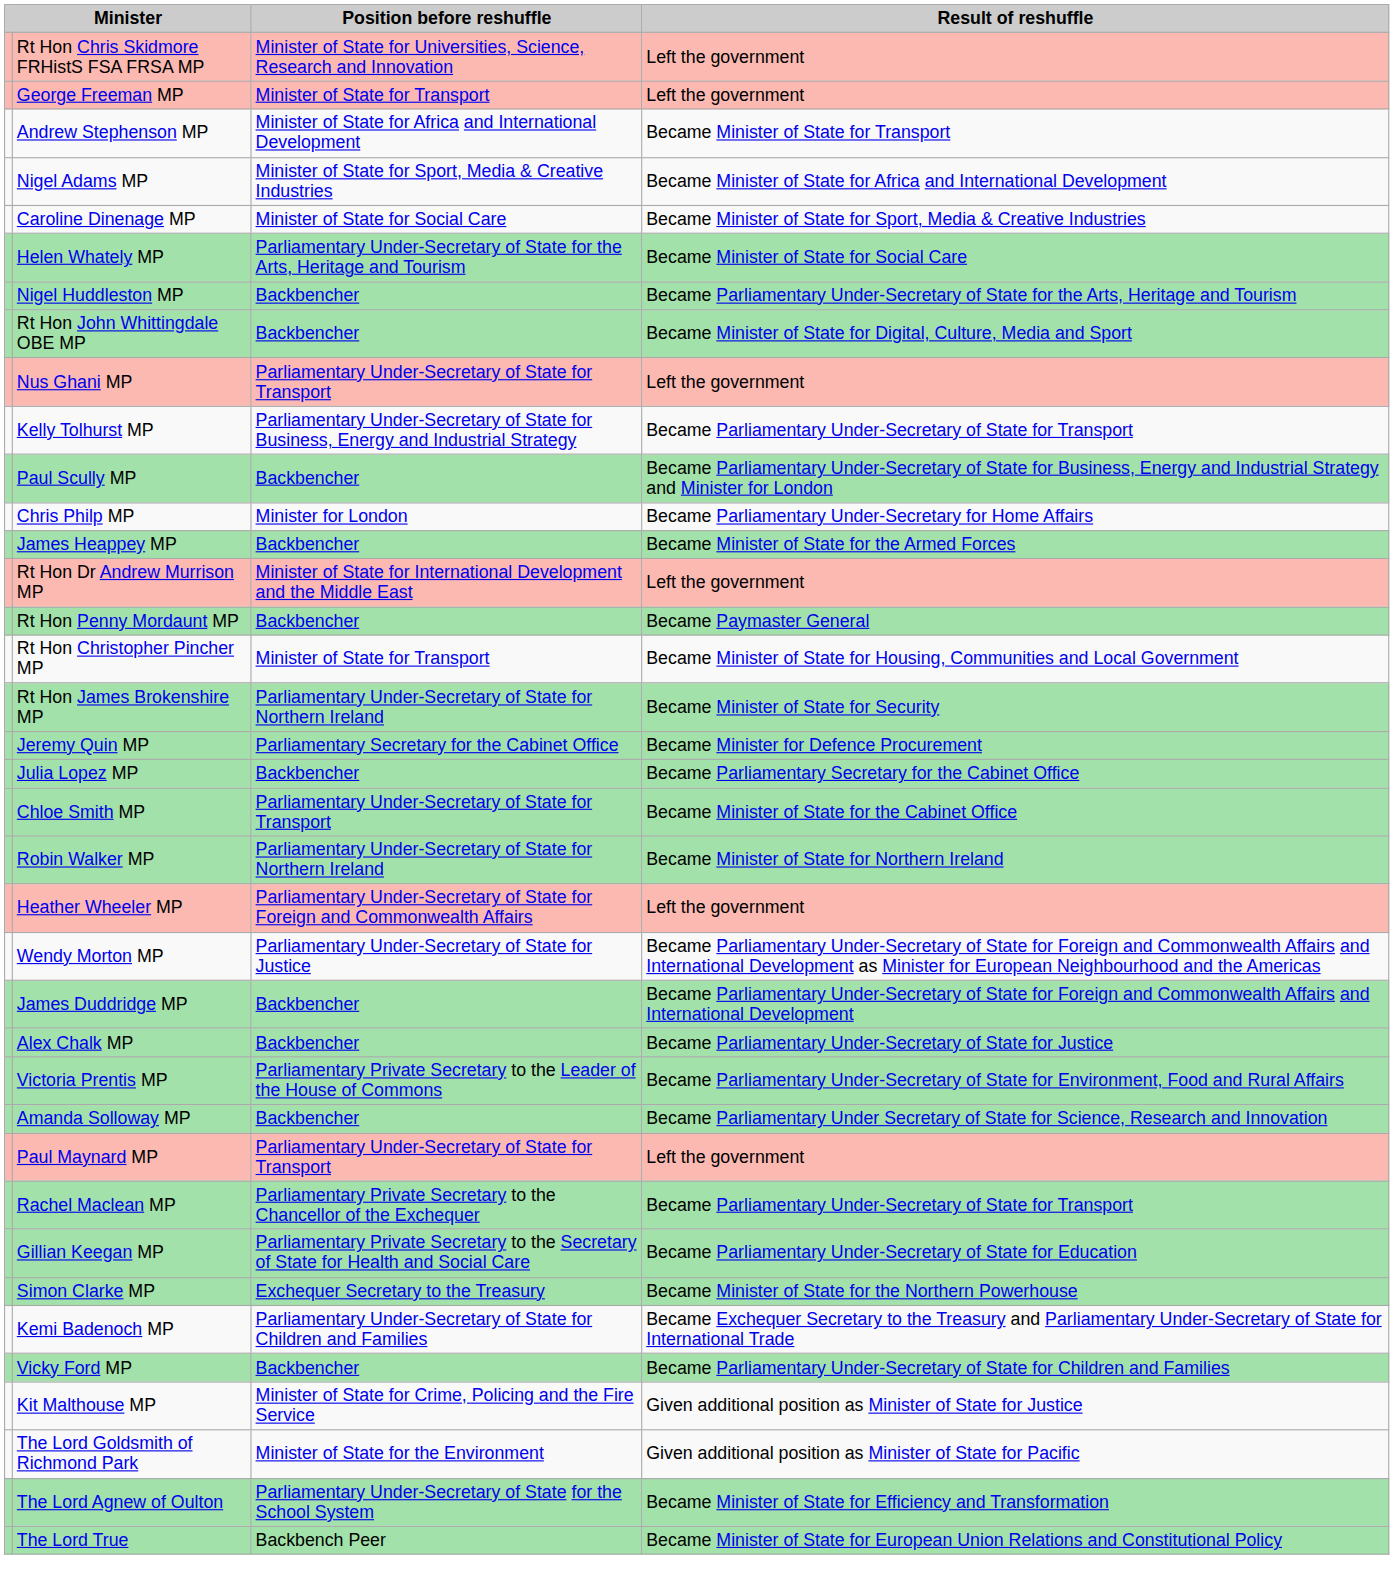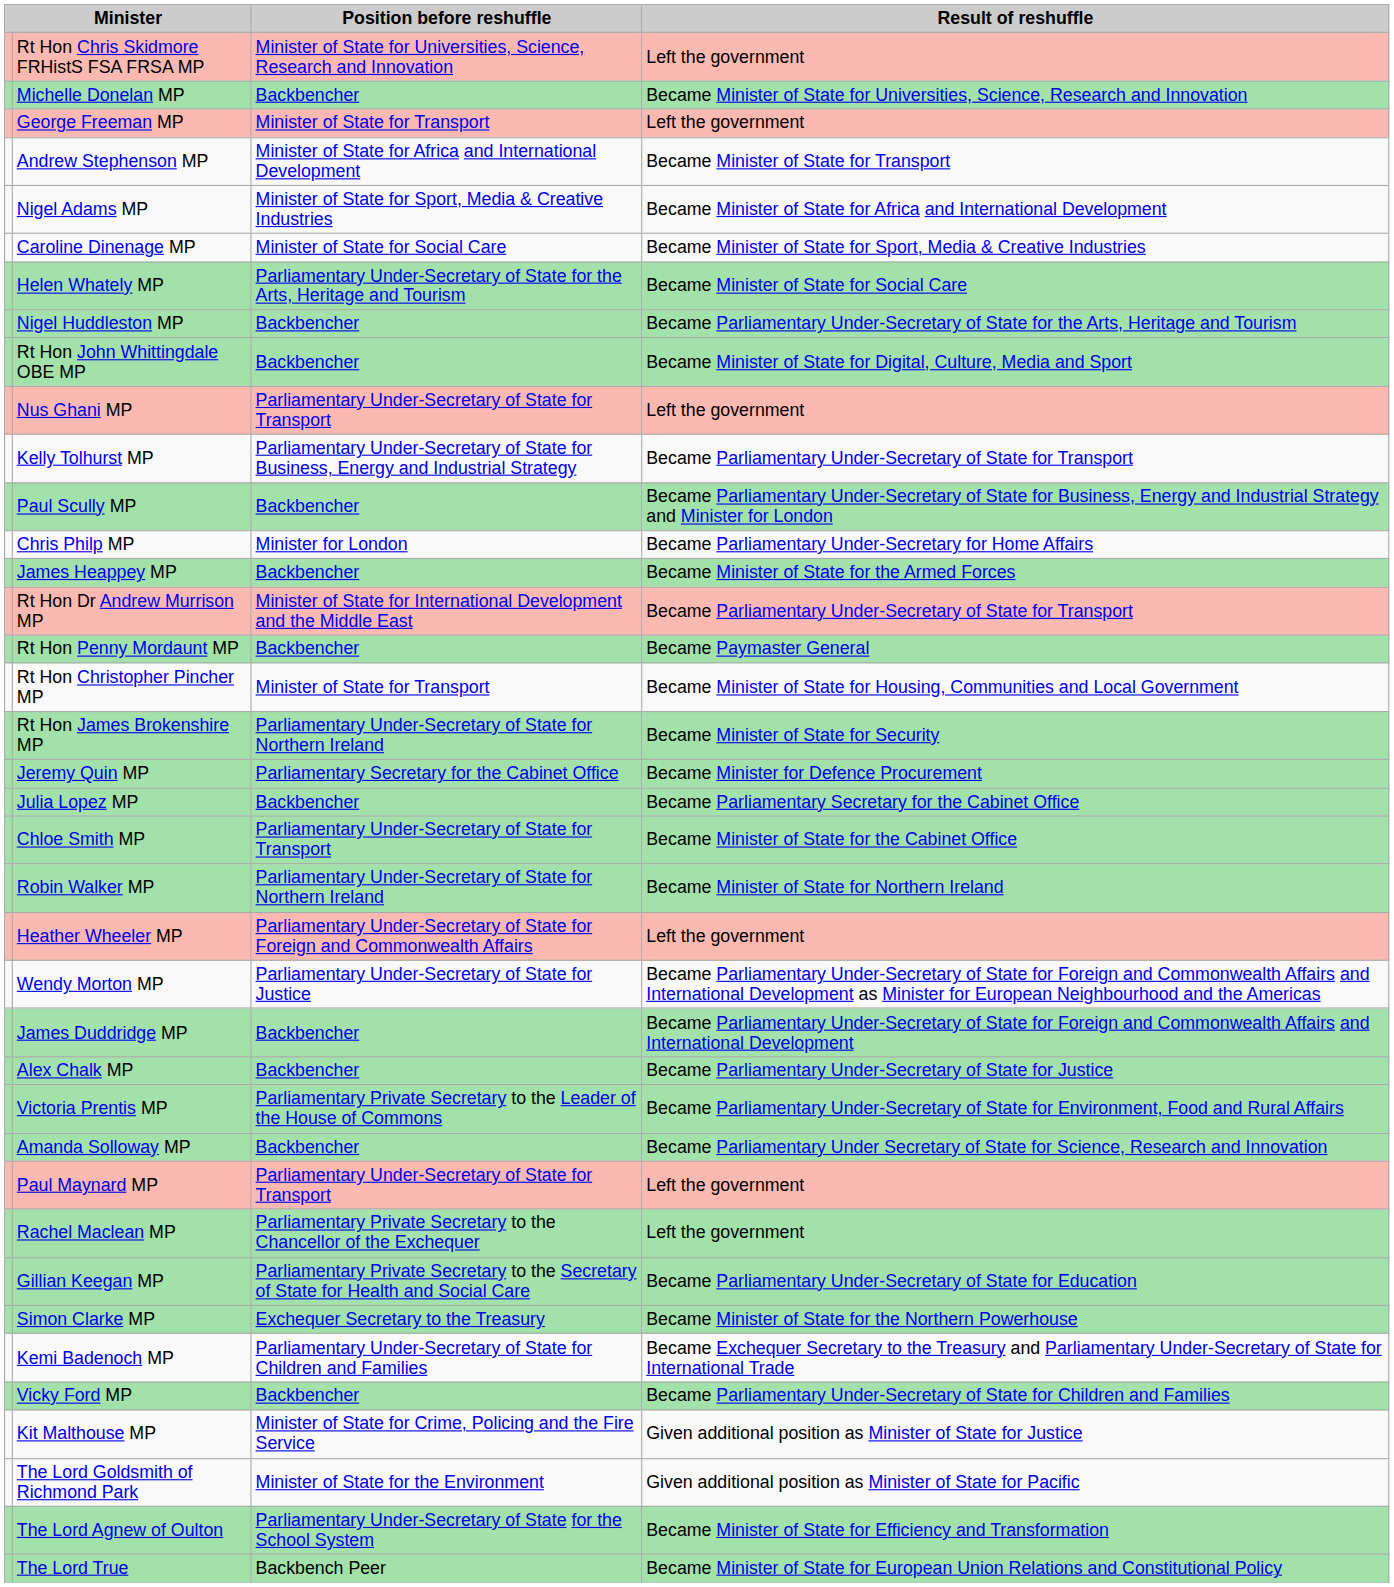+ row: (101, 94)
(725, 582) Left the government -> (890, 610) Became Parliamentary Under-Secretary of State for Transport
(890, 1205) Became Parliamentary Under-Secretary of State for Transport -> (725, 1233) Left the government
